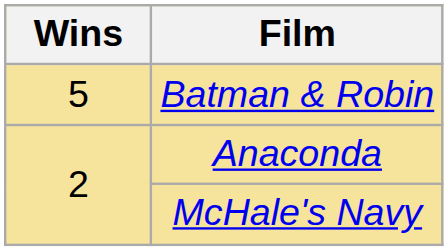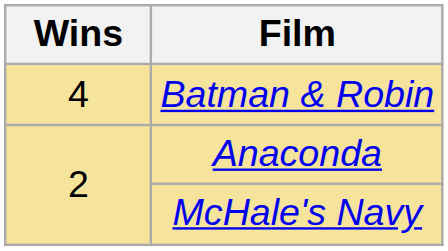(78, 93) 5 -> (78, 93) 4
